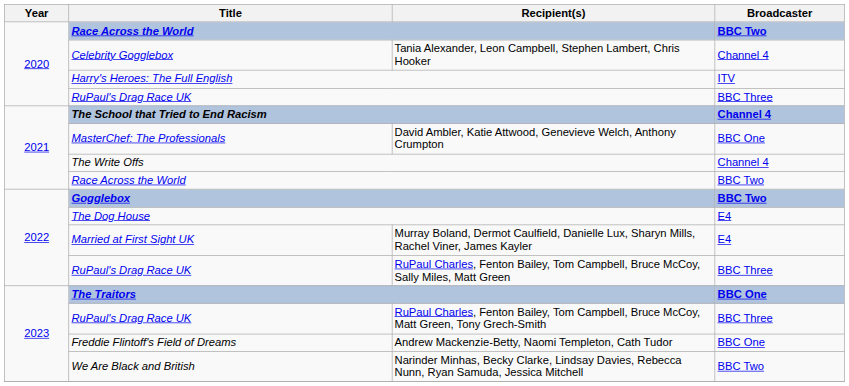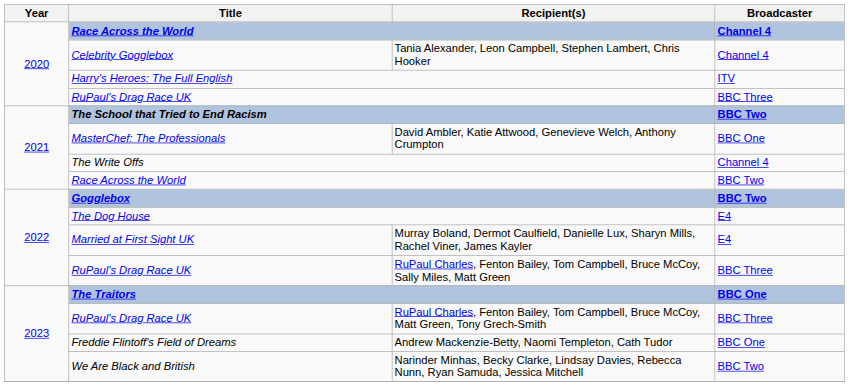(742, 31) BBC Two -> (744, 31) Channel 4
(744, 114) Channel 4 -> (742, 114) BBC Two
